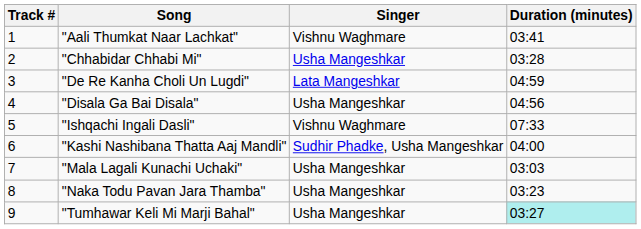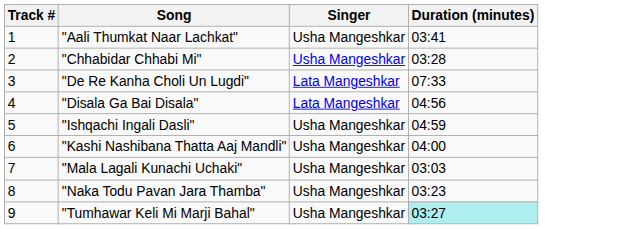(349, 37) Vishnu Waghmare -> (349, 37) Usha Mangeshkar
(527, 81) 04:59 -> (429, 81) 07:33
(349, 103) Usha Mangeshkar -> (346, 103) Lata Mangeshkar
(349, 125) Vishnu Waghmare -> (349, 125) Usha Mangeshkar
(527, 125) 07:33 -> (429, 125) 04:59
(398, 147) Sudhir Phadke, Usha Mangeshkar -> (349, 147) Usha Mangeshkar
